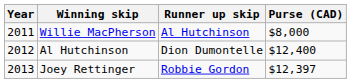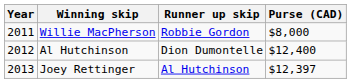(205, 32) Al Hutchinson -> (205, 32) Robbie Gordon
(205, 69) Robbie Gordon -> (205, 69) Al Hutchinson
